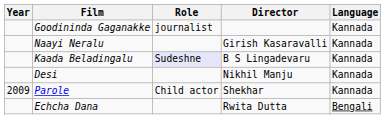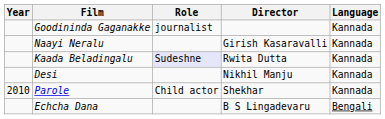(267, 59) B S Lingadevaru -> (255, 59) Rwita Dutta
(18, 91) 2009 -> (18, 91) 2010
(255, 106) Rwita Dutta -> (267, 106) B S Lingadevaru
